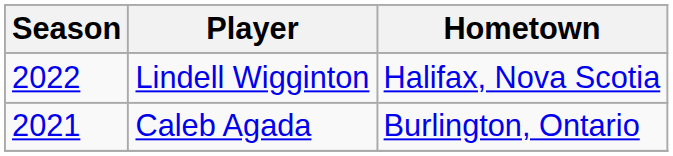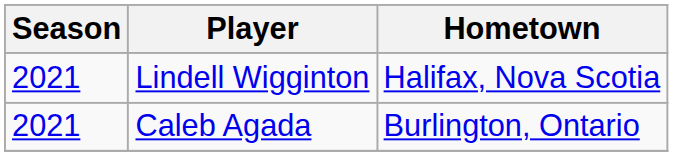(46, 77) 2022 -> (46, 77) 2021
